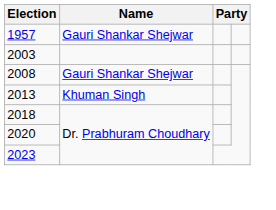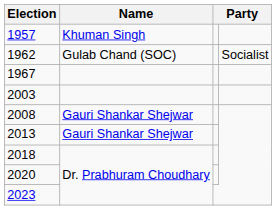(128, 34) Gauri Shankar Shejwar -> (104, 34) Khuman Singh
+ row: (21, 54)
+ row: (21, 74)
(104, 94) Khuman Singh -> (128, 134) Gauri Shankar Shejwar
